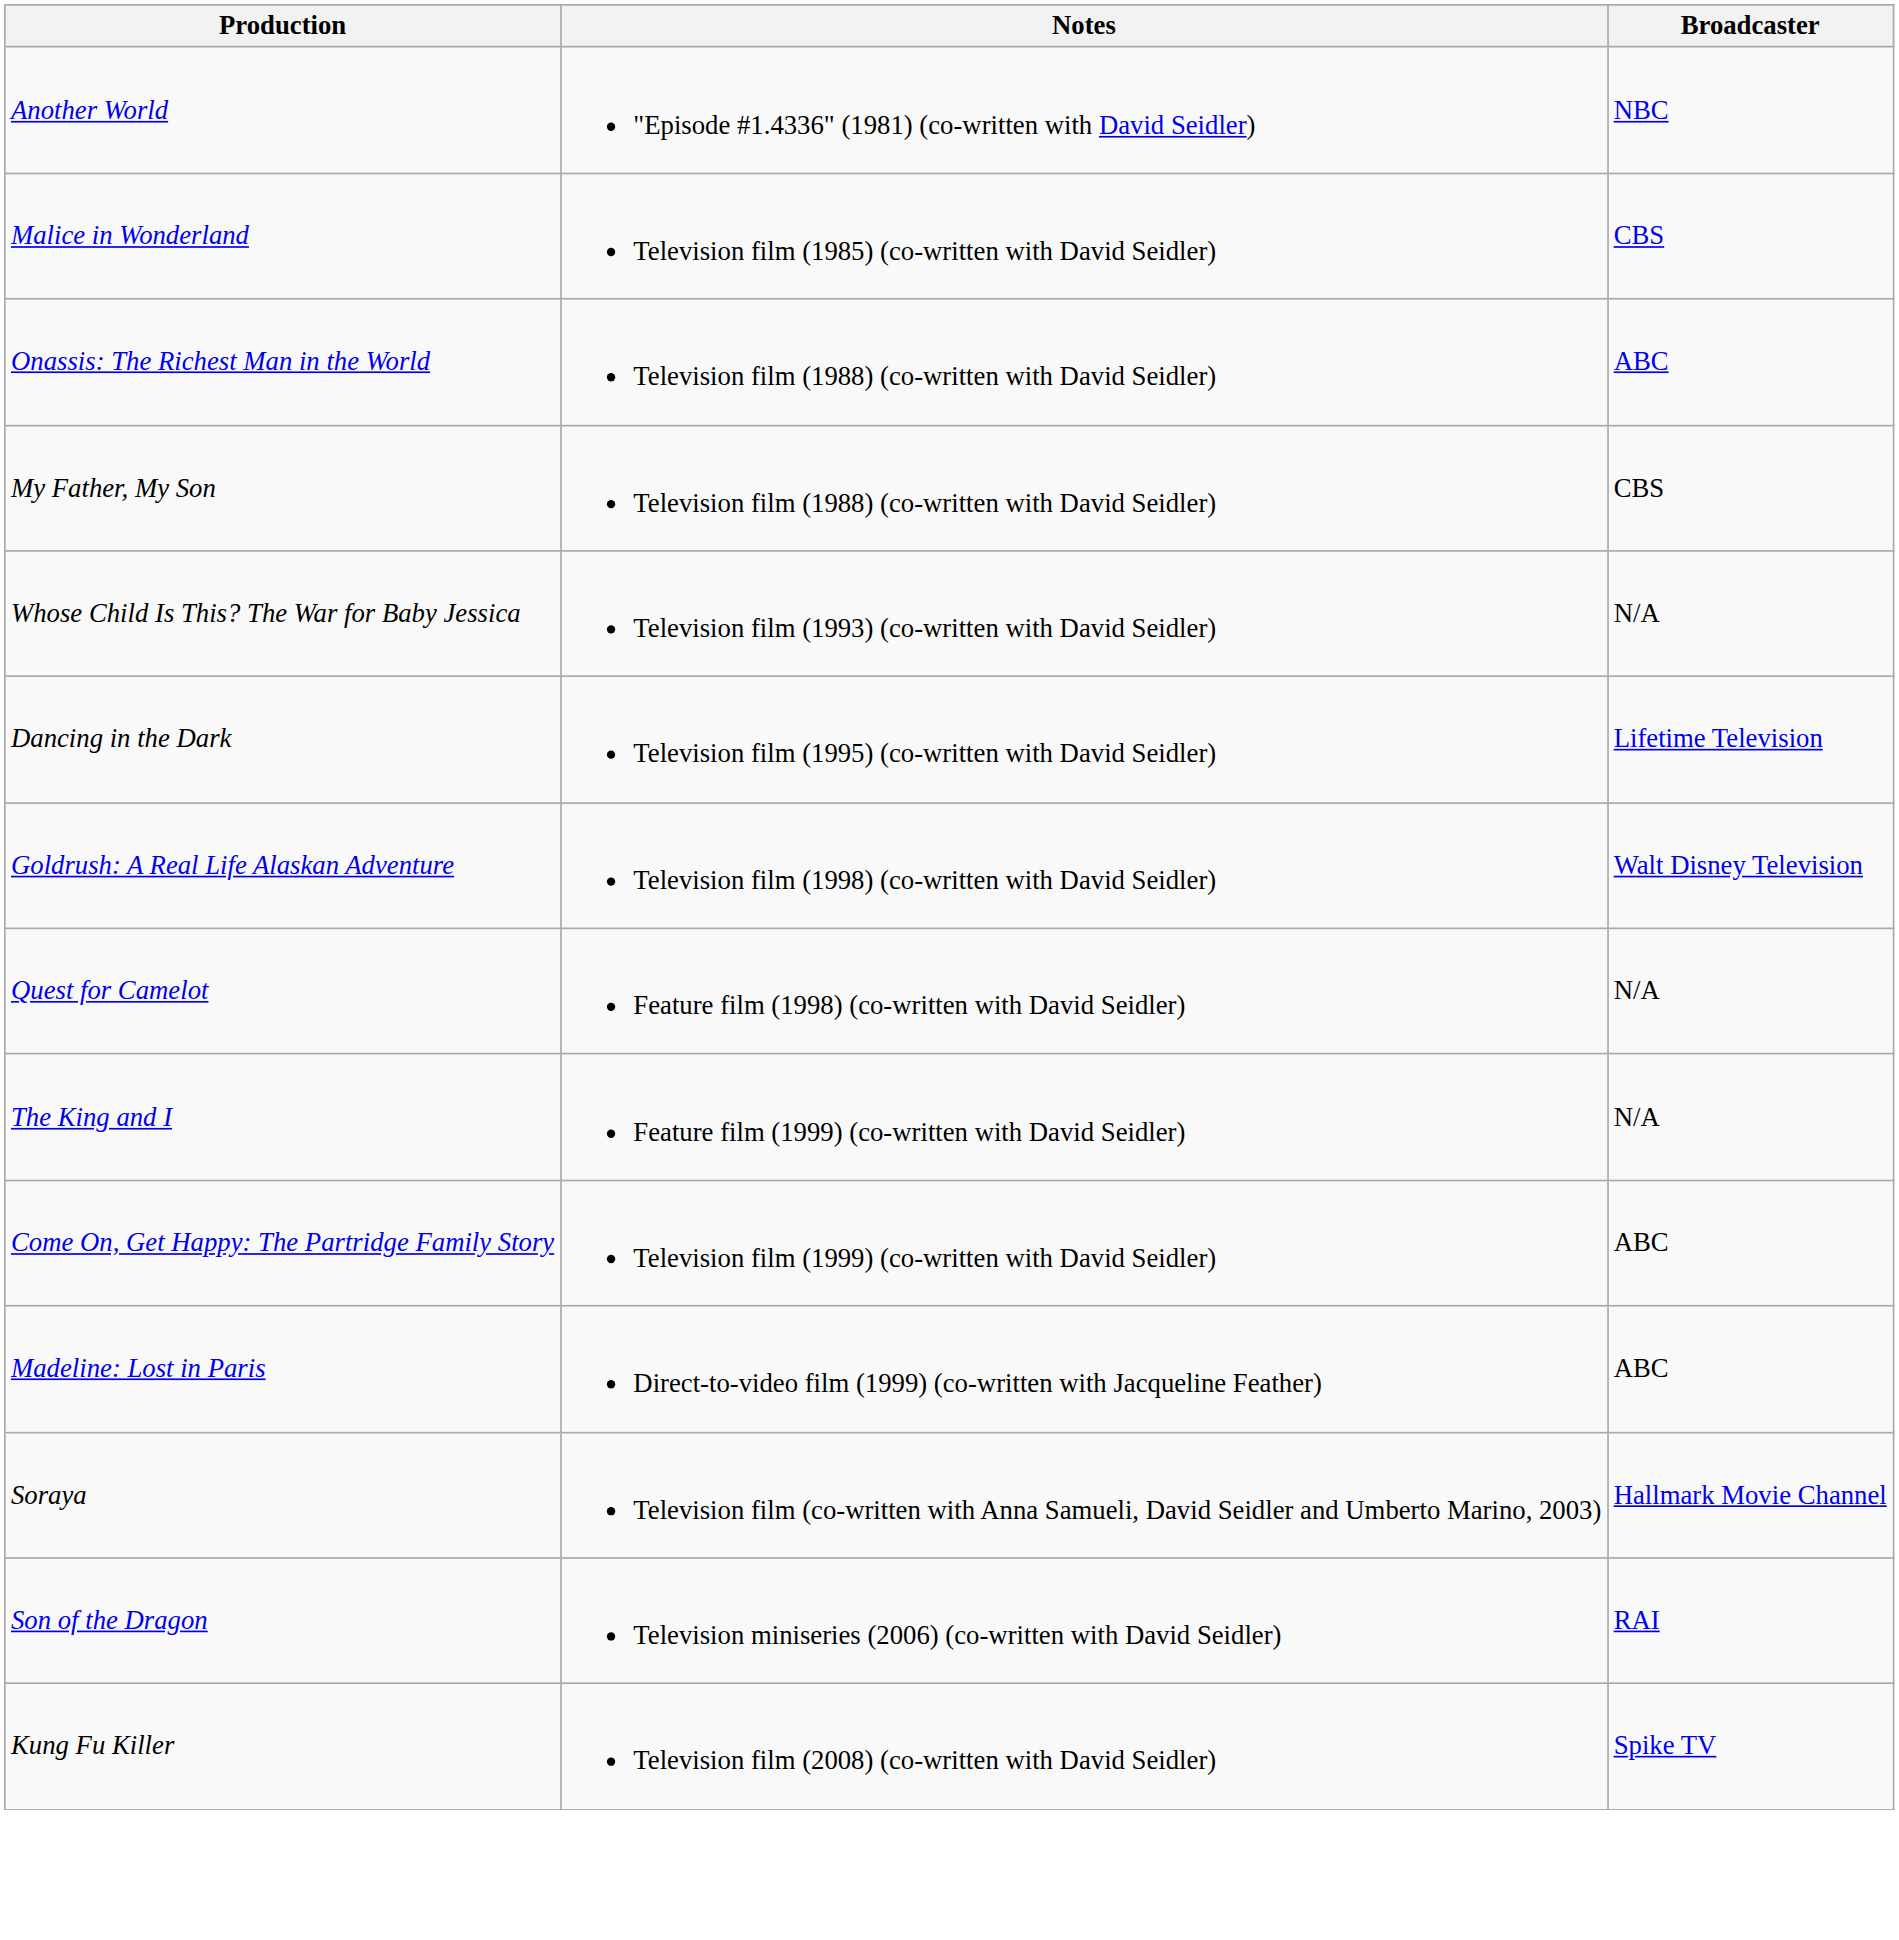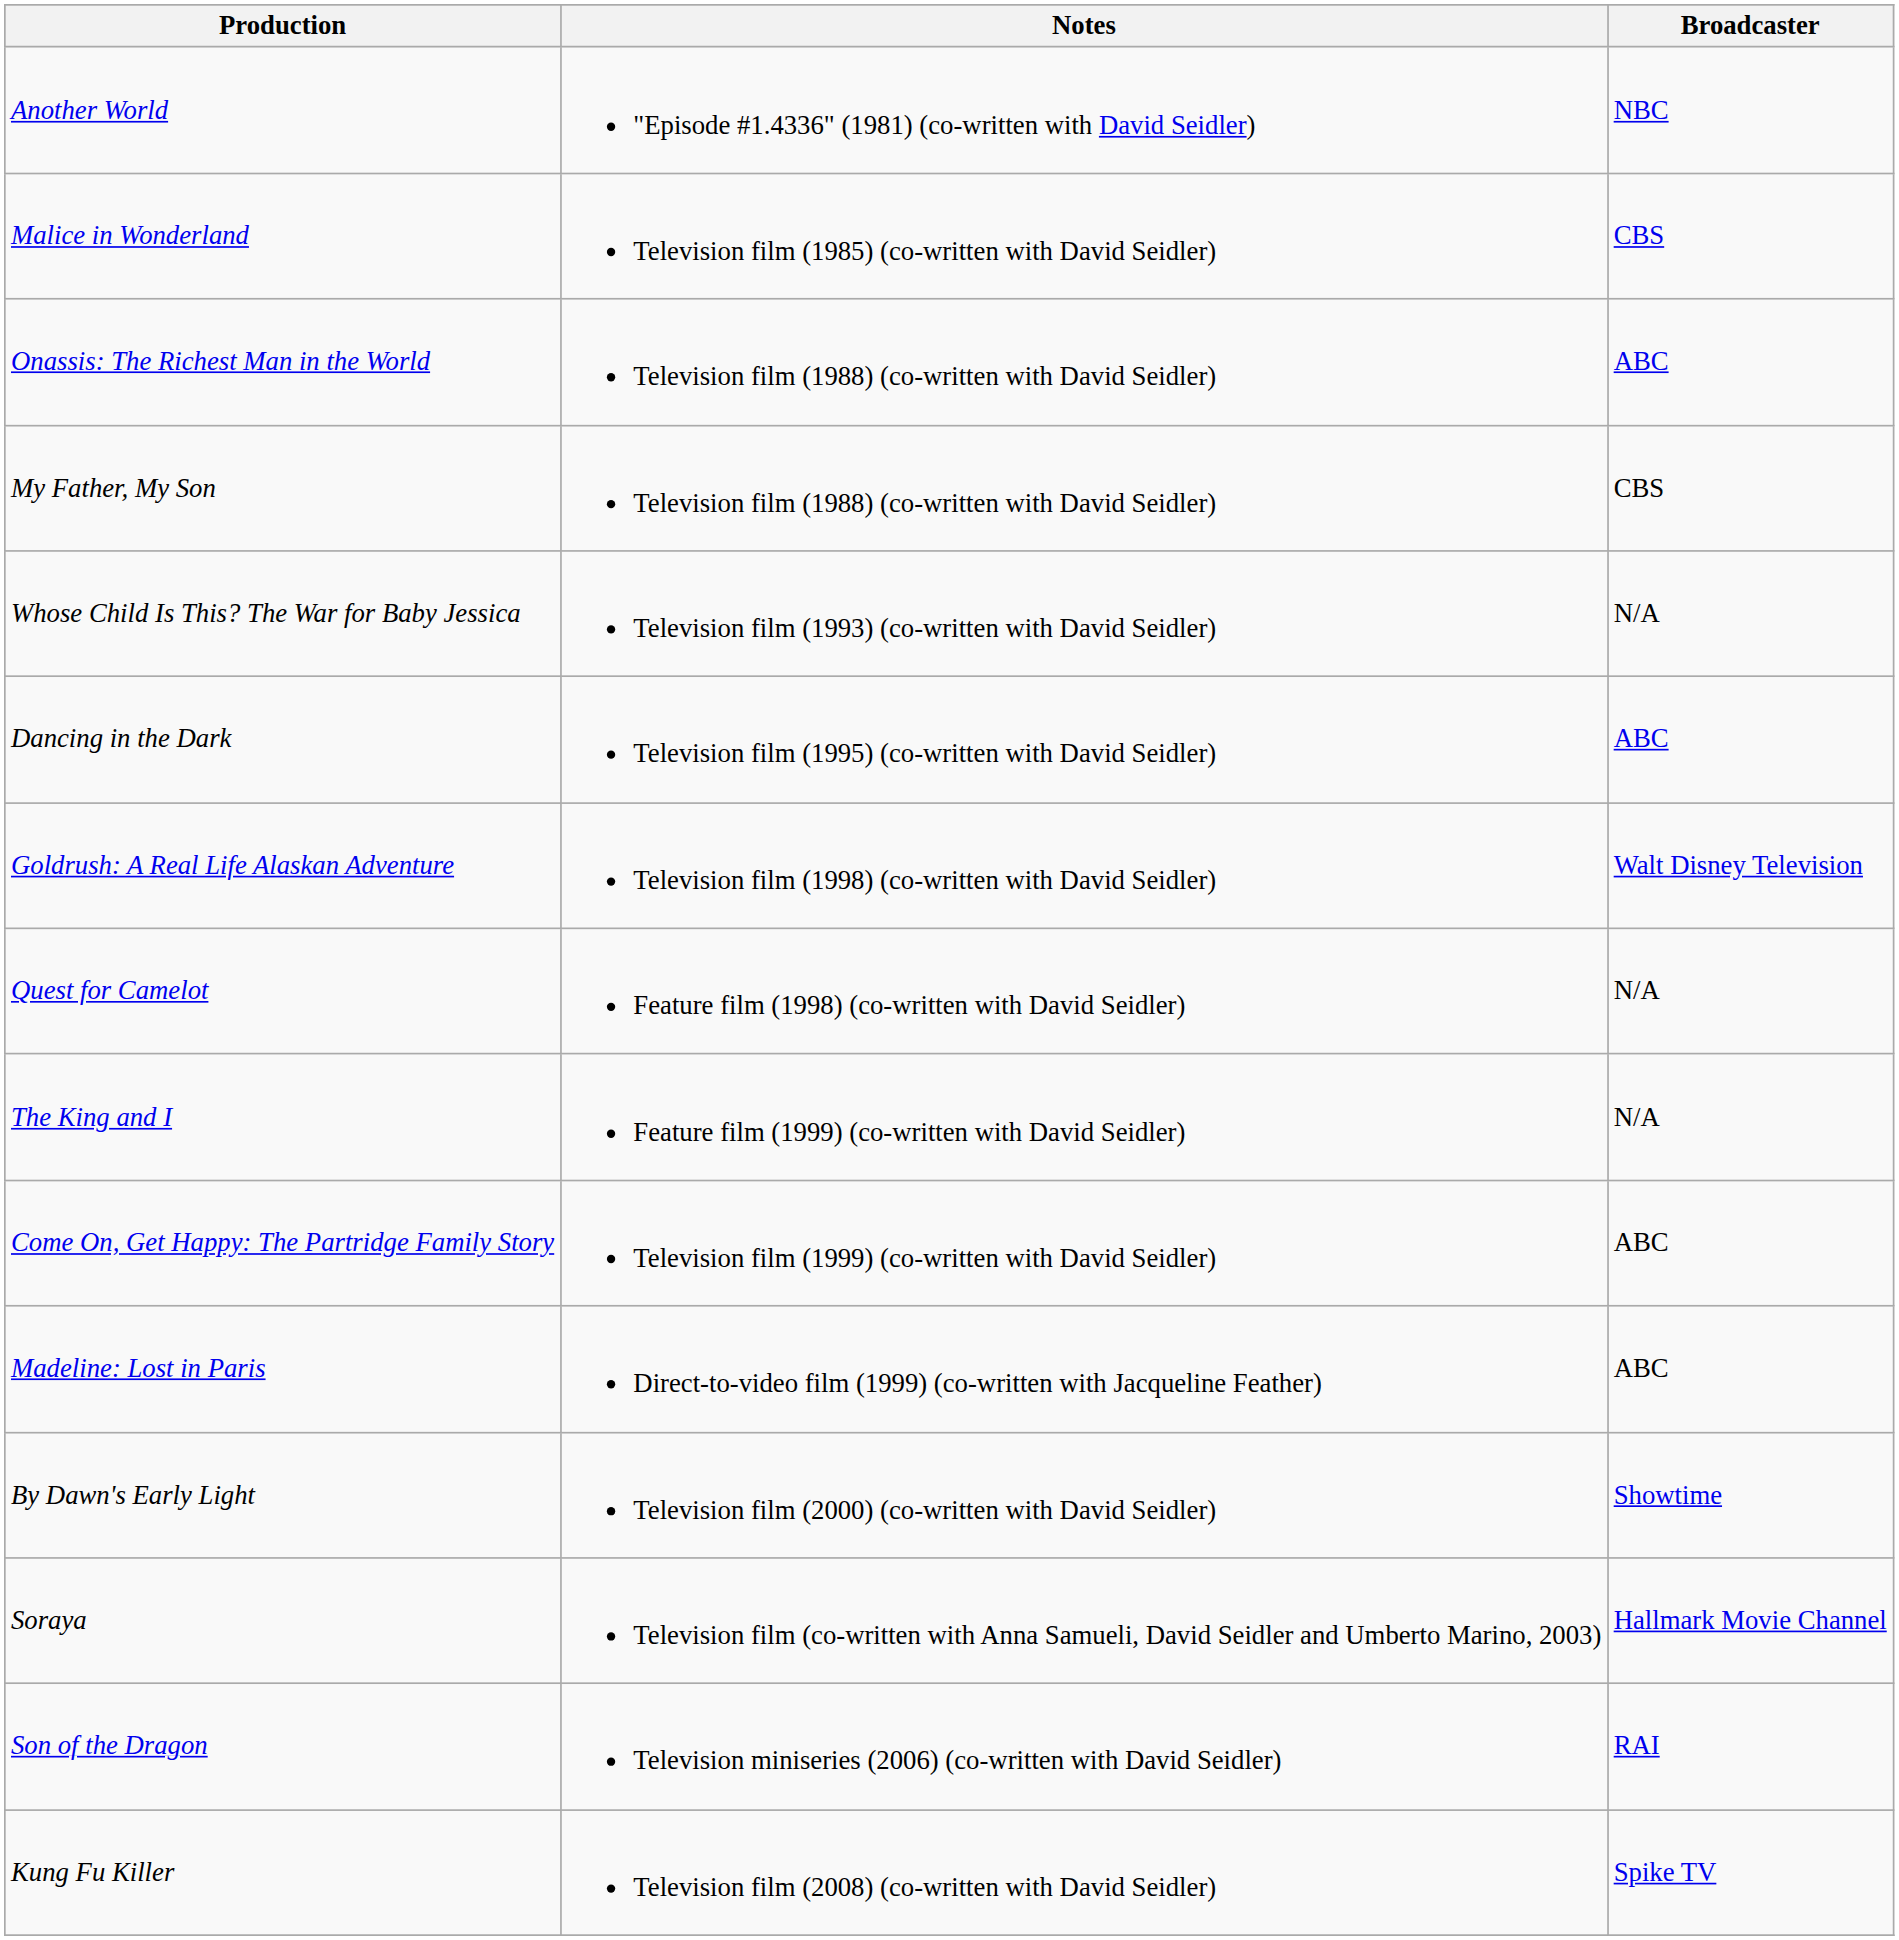(1718, 739) Lifetime Television -> (1641, 739) ABC
+ row: (133, 1494)
